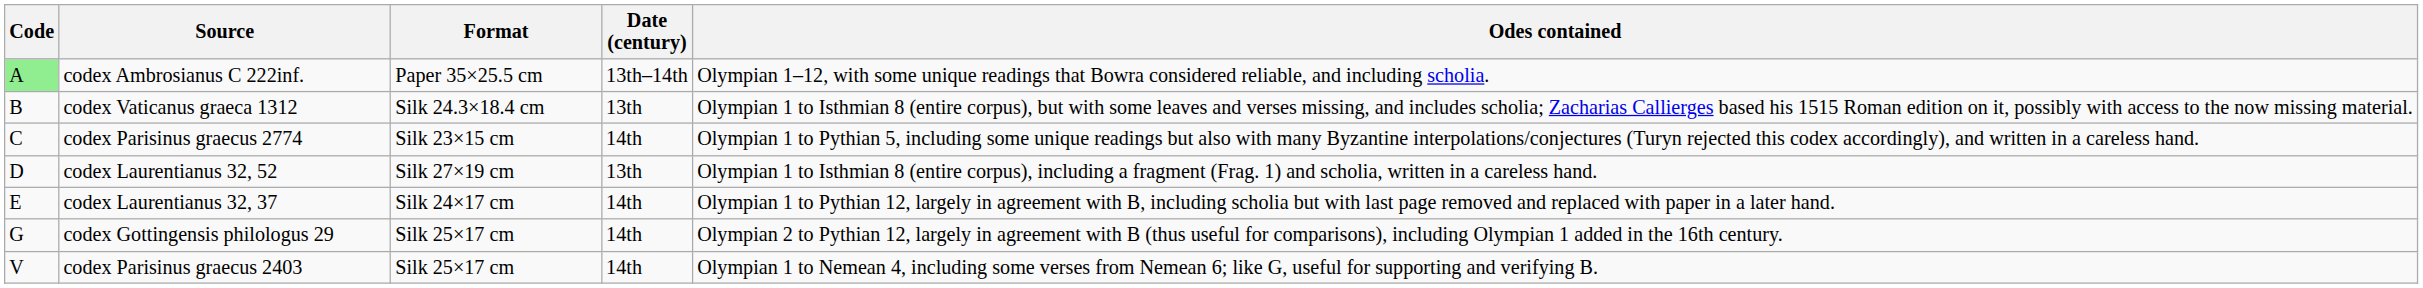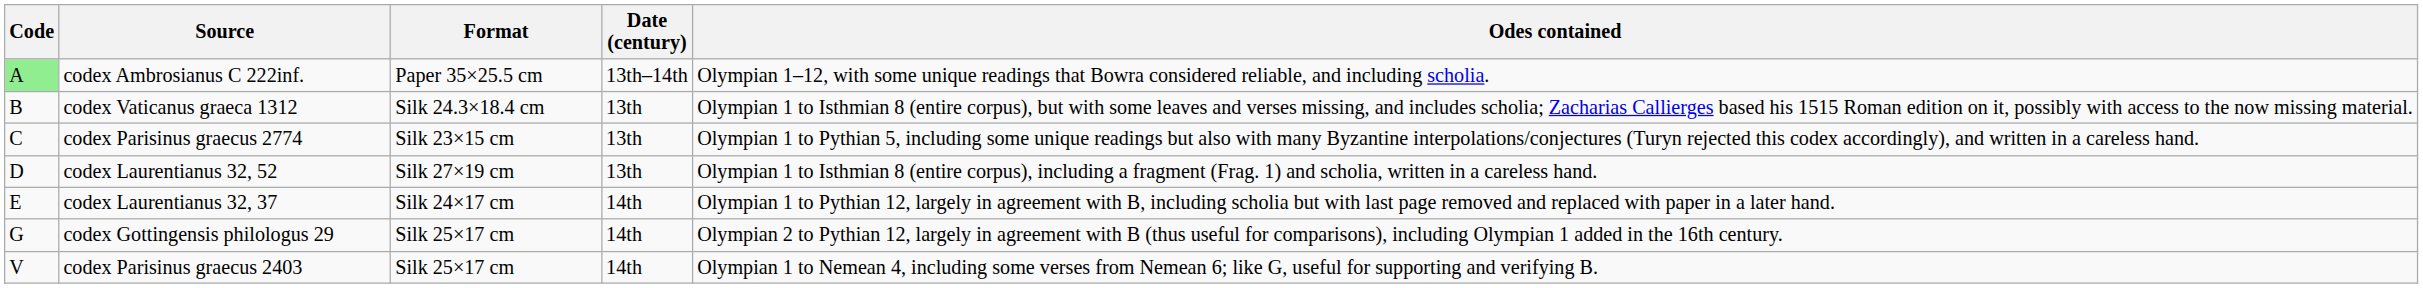(624, 139) 14th -> (624, 139) 13th
